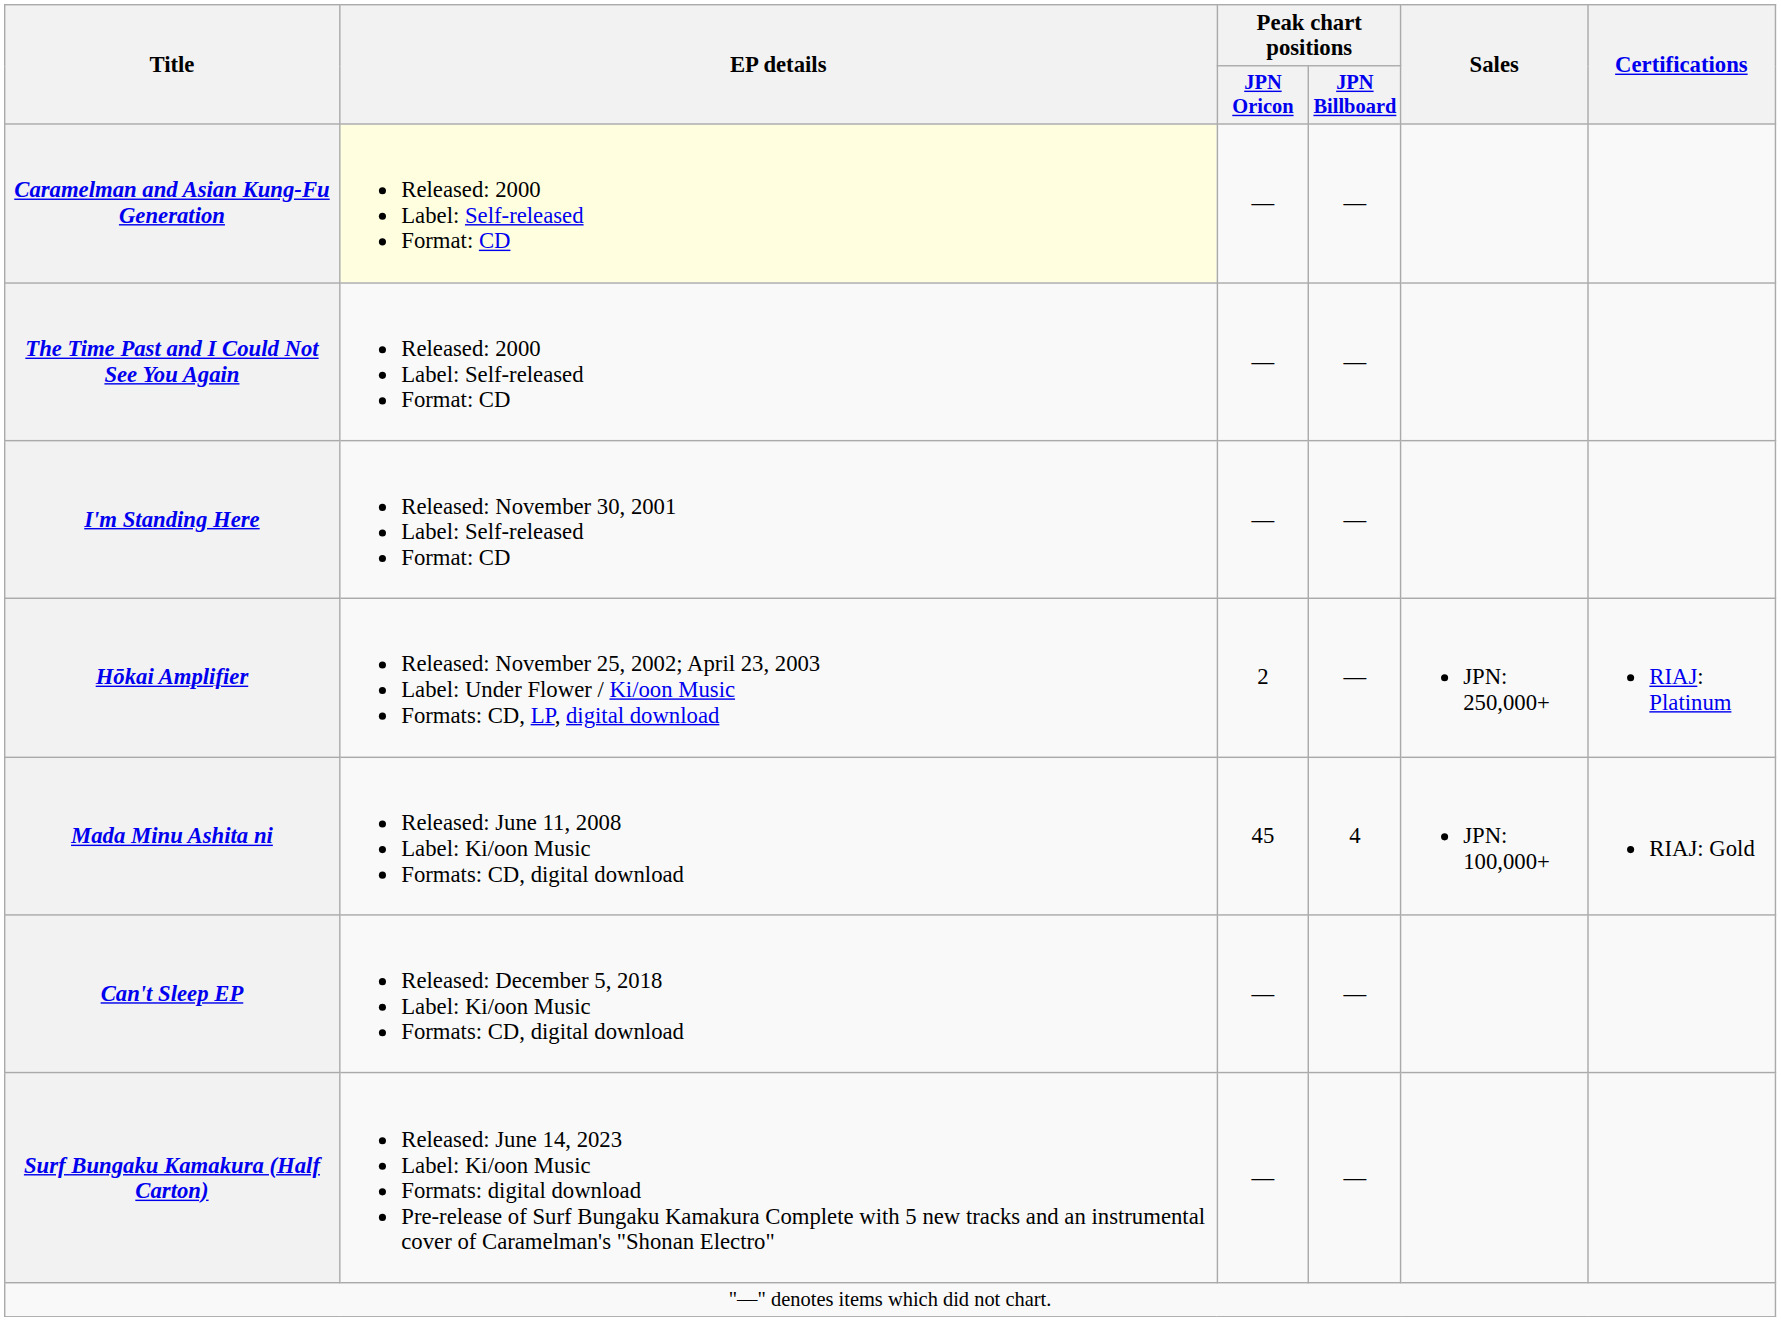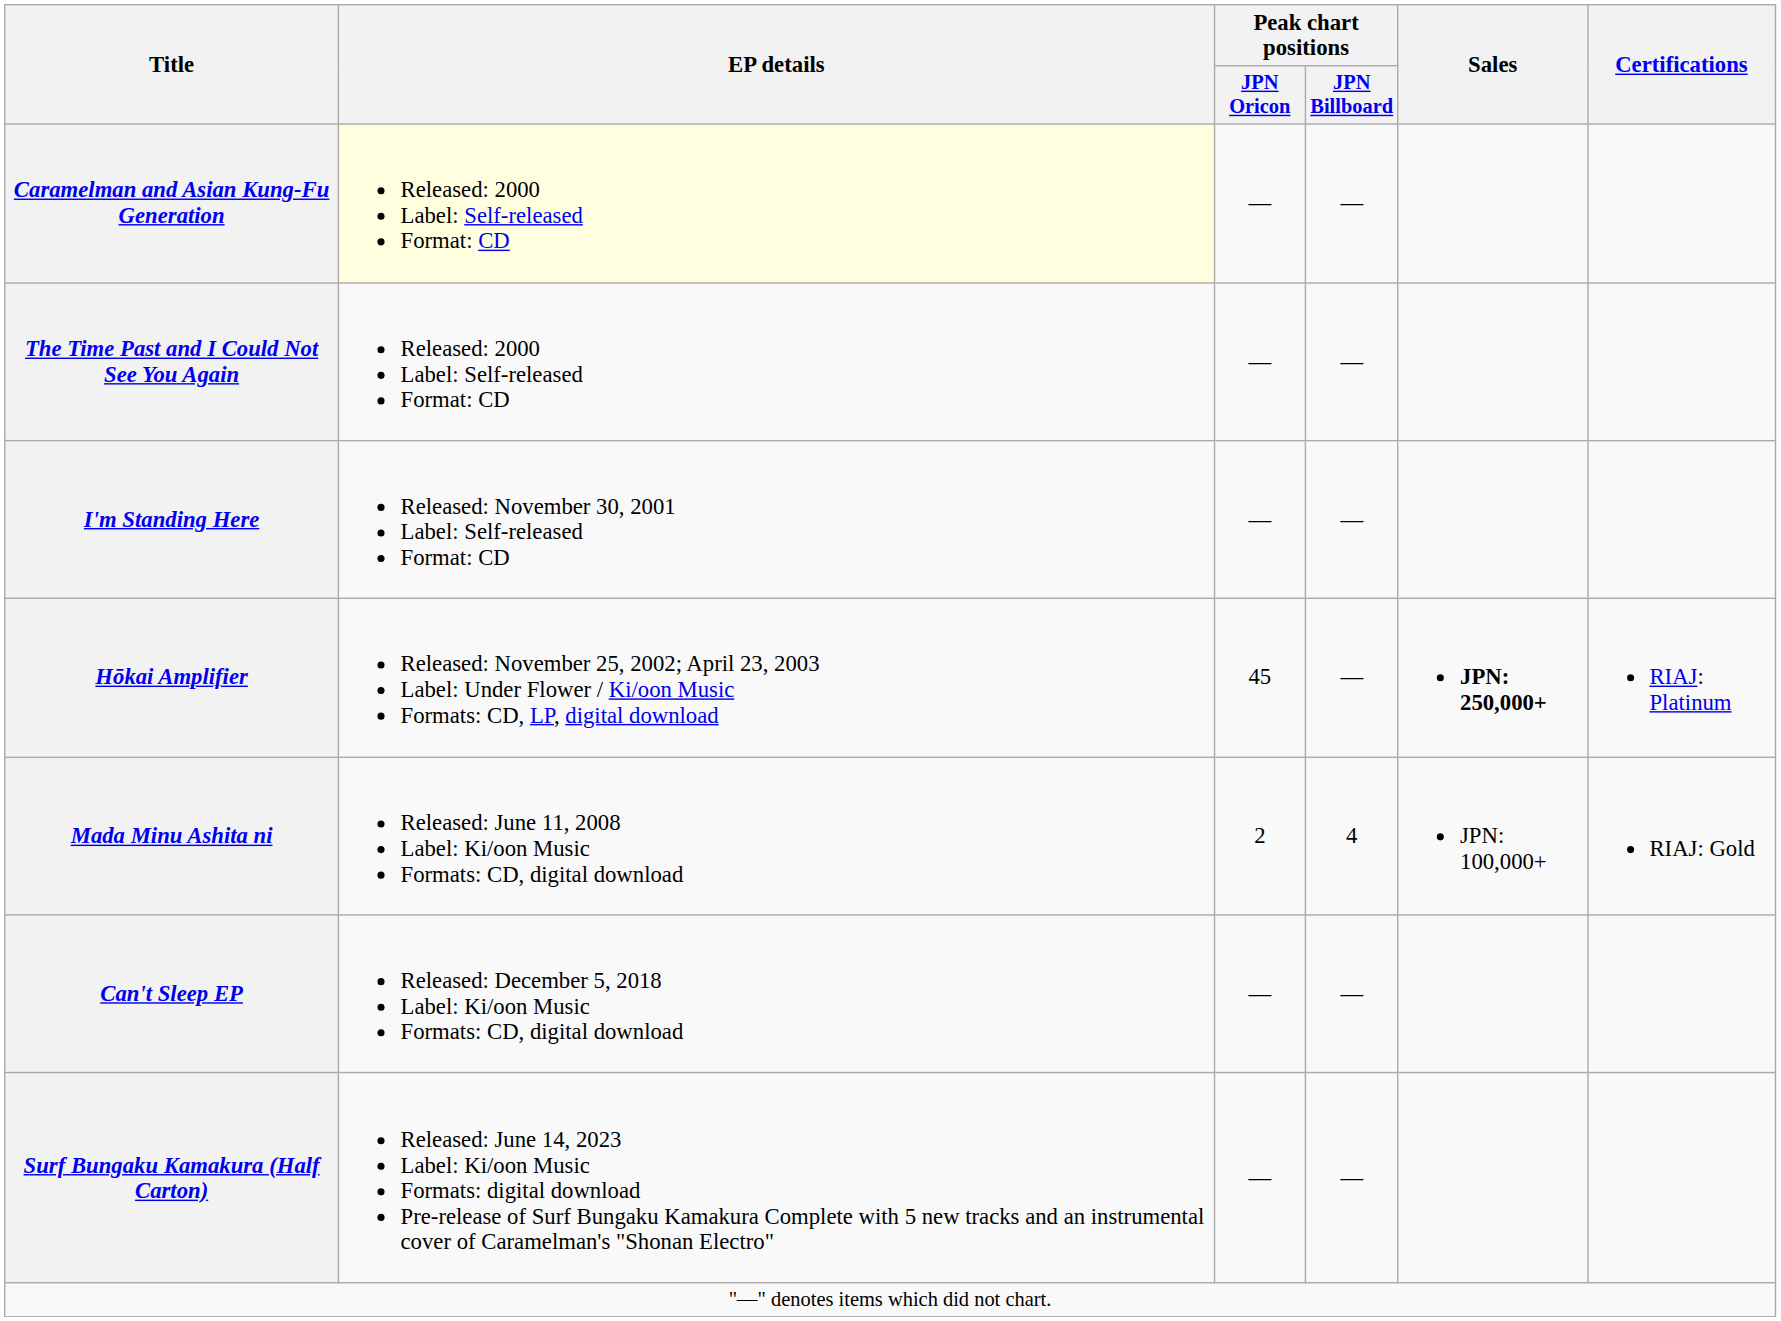(1263, 677) 2 -> (1260, 677) 45
(1494, 690) normal -> (1493, 690) bold
(1263, 835) 45 -> (1260, 835) 2
